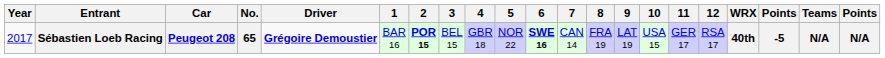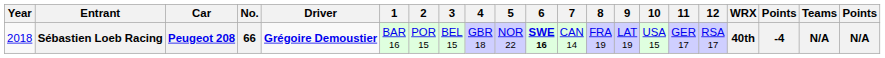(20, 38) 2017 -> (20, 38) 2018
(250, 38) 65 -> (250, 38) 66
(424, 38) bold -> (424, 38) normal
(779, 38) -5 -> (779, 38) -4
